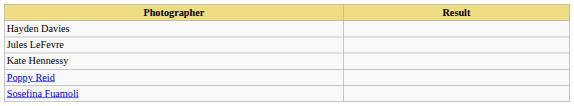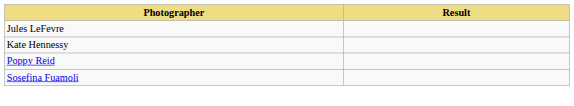- row: (38, 28)
